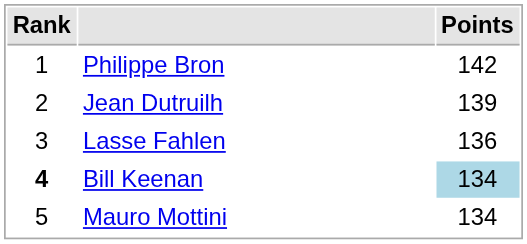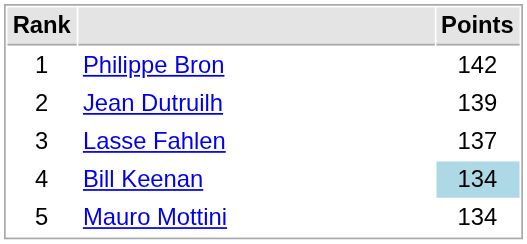(477, 142) 136 -> (477, 142) 137
(42, 180) bold -> (42, 180) normal
